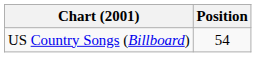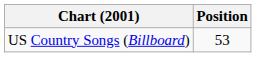(222, 39) 54 -> (222, 39) 53
